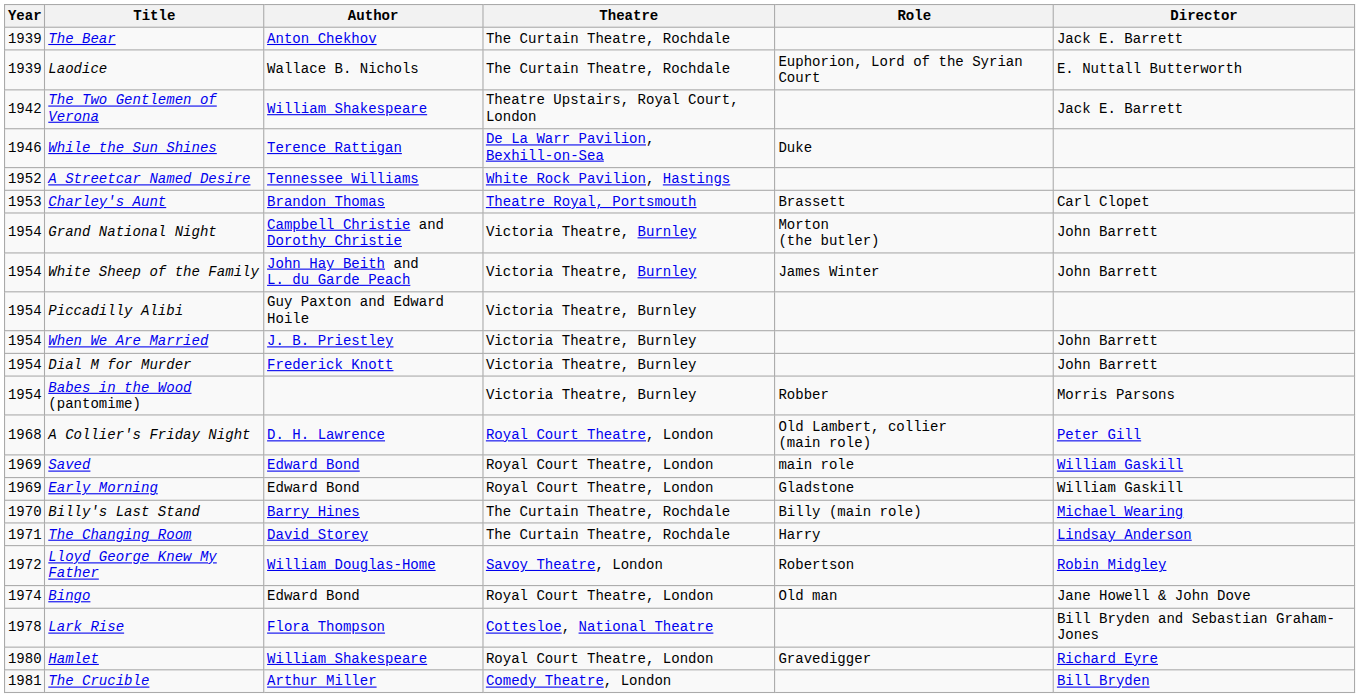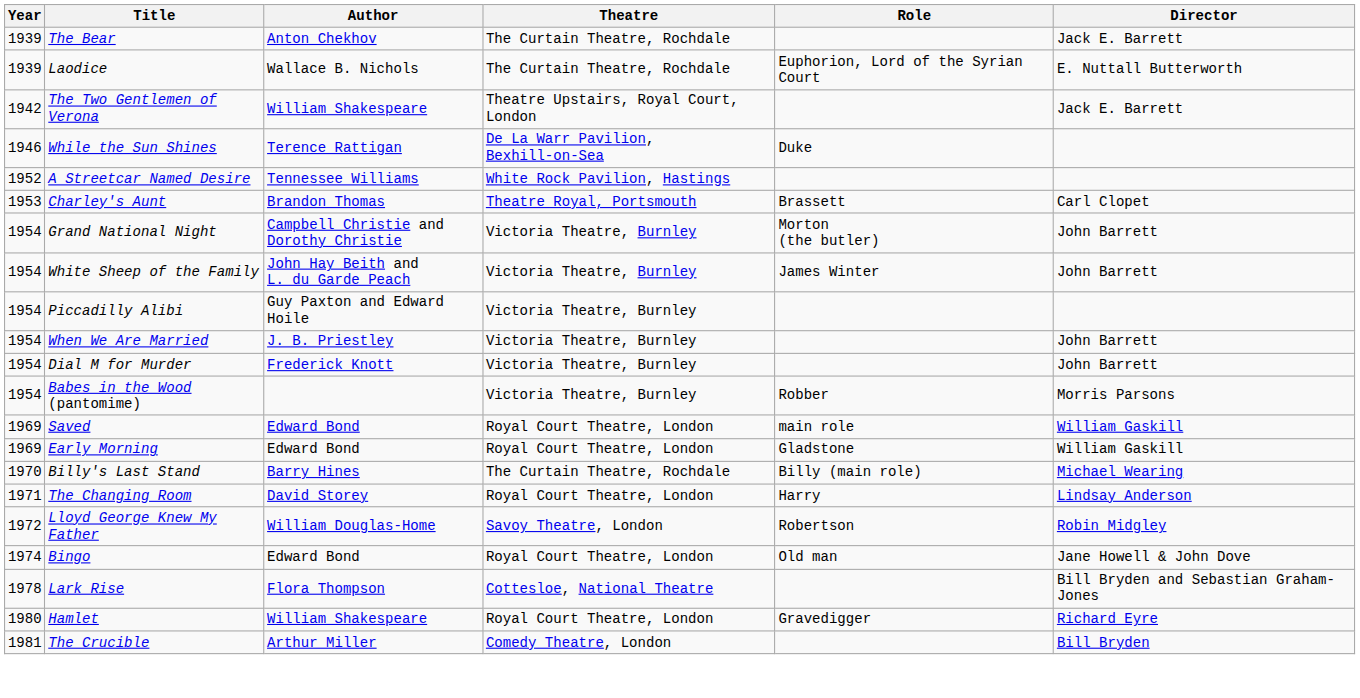- row: (149, 435)
(608, 535) The Curtain Theatre, Rochdale -> (600, 496) Royal Court Theatre, London
